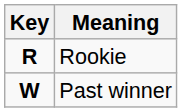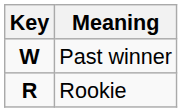rows swapped: (93, 56) <-> (116, 90)
